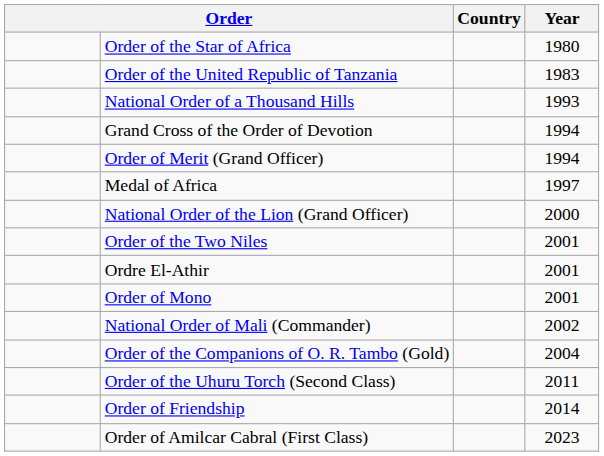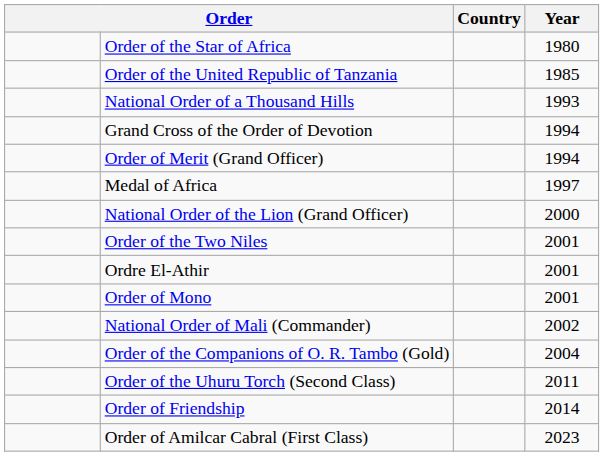(562, 74) 1983 -> (562, 74) 1985
